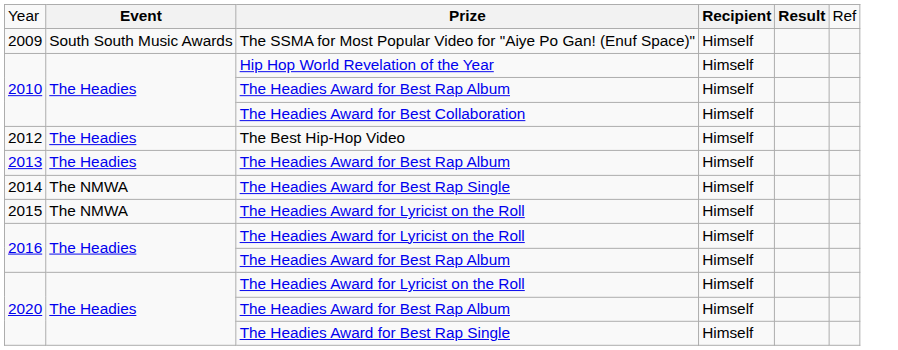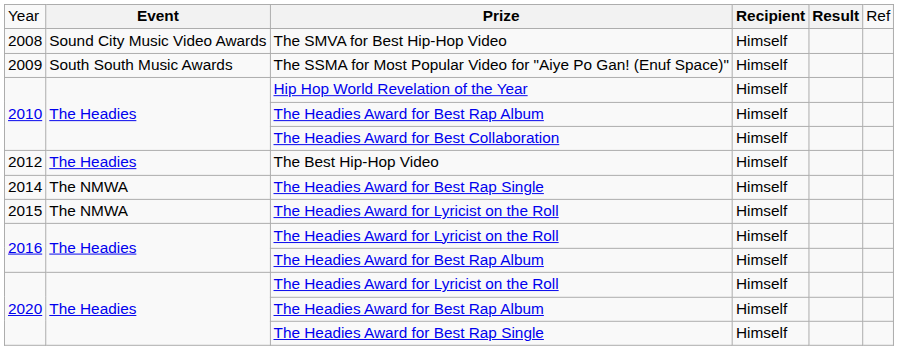+ row: (25, 41)
- row: (25, 162)
